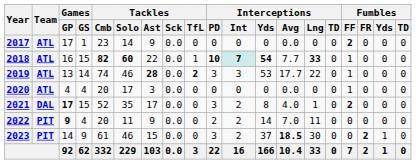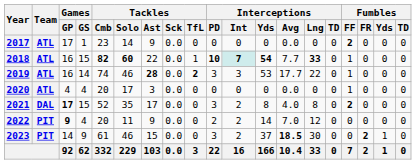(67, 74) 13 -> (67, 74) 16
(315, 105) 1 -> (315, 105) 8
(315, 120) 11 -> (315, 120) 12
